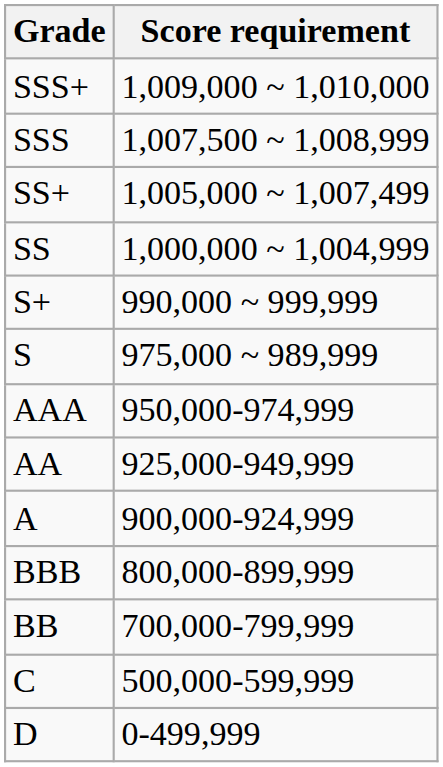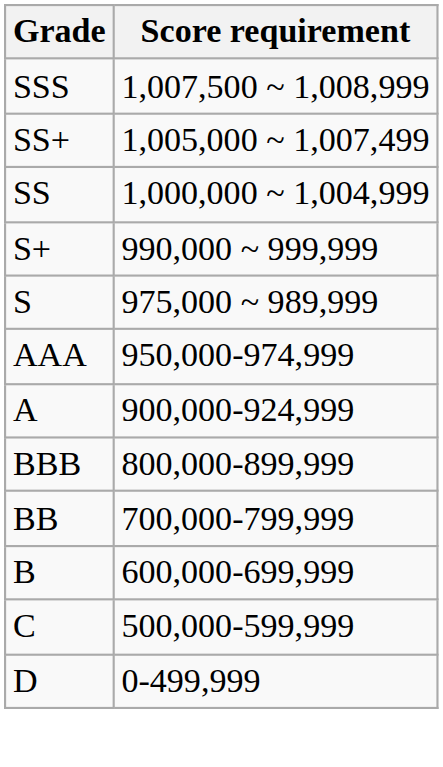- row: (51, 85)
- row: (38, 463)
+ row: (24, 572)
